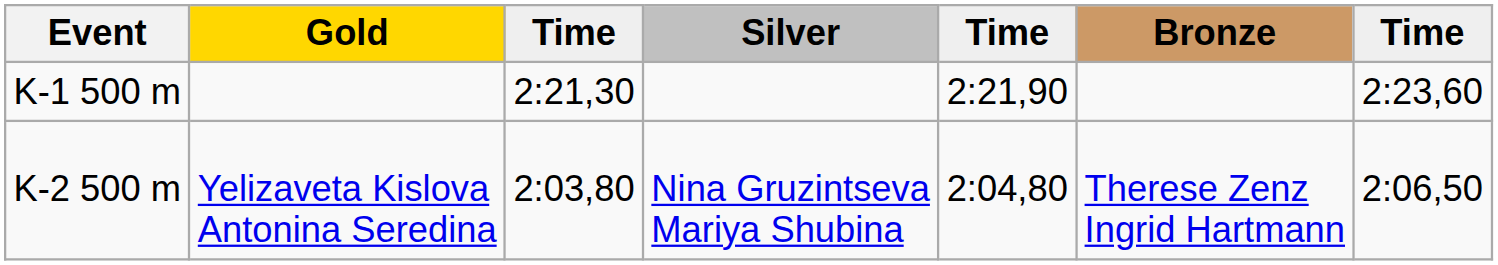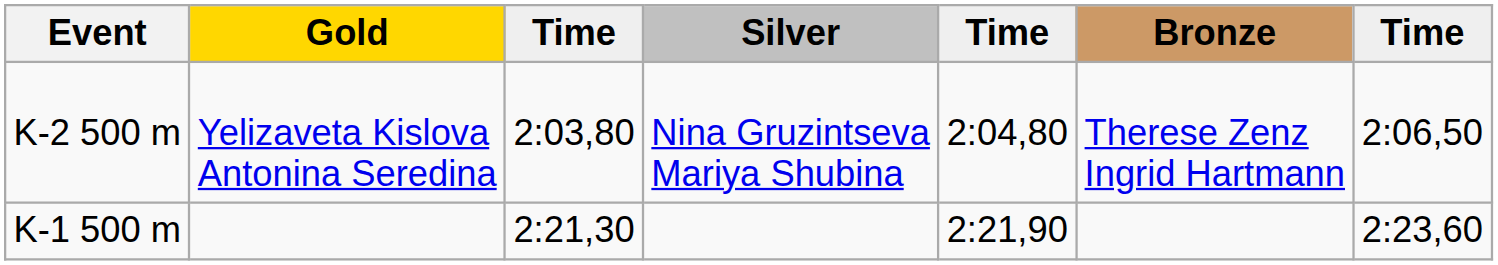rows swapped: (97, 90) <-> (97, 189)
